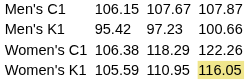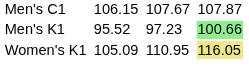(113, 29) 95.42 -> (112, 29) 95.52
(221, 29) no background -> (220, 29) lightgreen background
- row: (46, 50)
(117, 70) 105.59 -> (116, 50) 105.09
